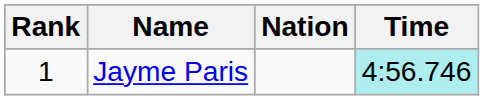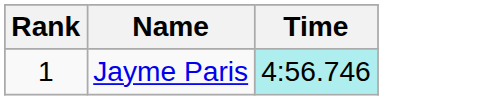- column: (305, 26)
